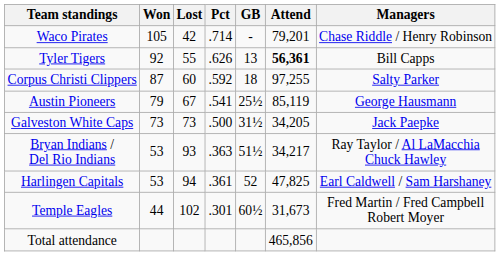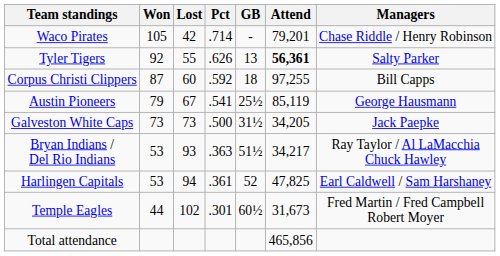(406, 58) Bill Capps -> (406, 58) Salty Parker
(406, 79) Salty Parker -> (406, 79) Bill Capps
